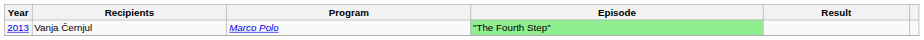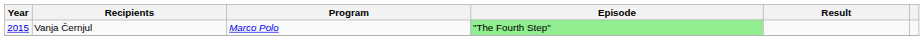(18, 28) 2013 -> (18, 28) 2015
